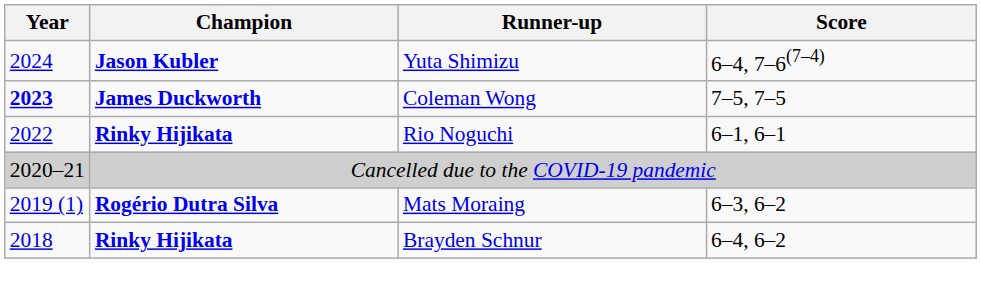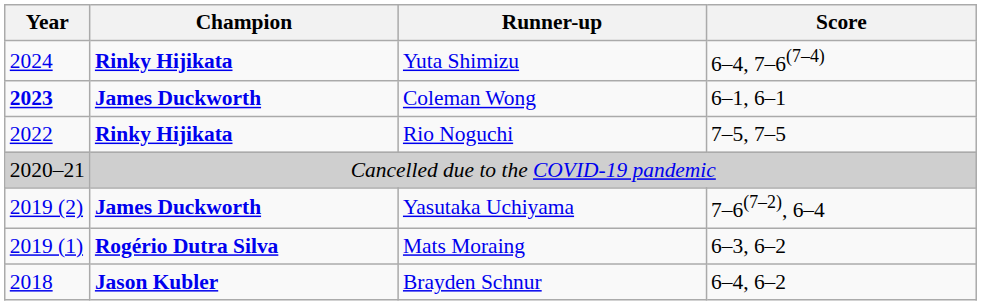(157, 60) Jason Kubler -> (164, 60) Rinky Hijikata
(749, 99) 7–5, 7–5 -> (749, 99) 6–1, 6–1
(749, 134) 6–1, 6–1 -> (749, 134) 7–5, 7–5
+ row: (489, 207)
(164, 240) Rinky Hijikata -> (157, 281) Jason Kubler
